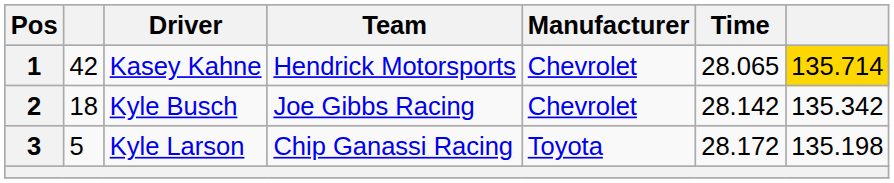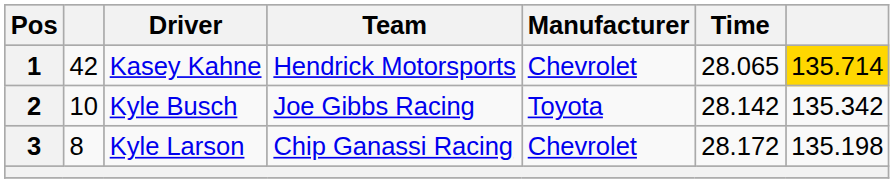(84, 106) 18 -> (84, 106) 10
(582, 106) Chevrolet -> (565, 106) Toyota
(77, 147) 5 -> (77, 147) 8
(565, 147) Toyota -> (582, 147) Chevrolet
